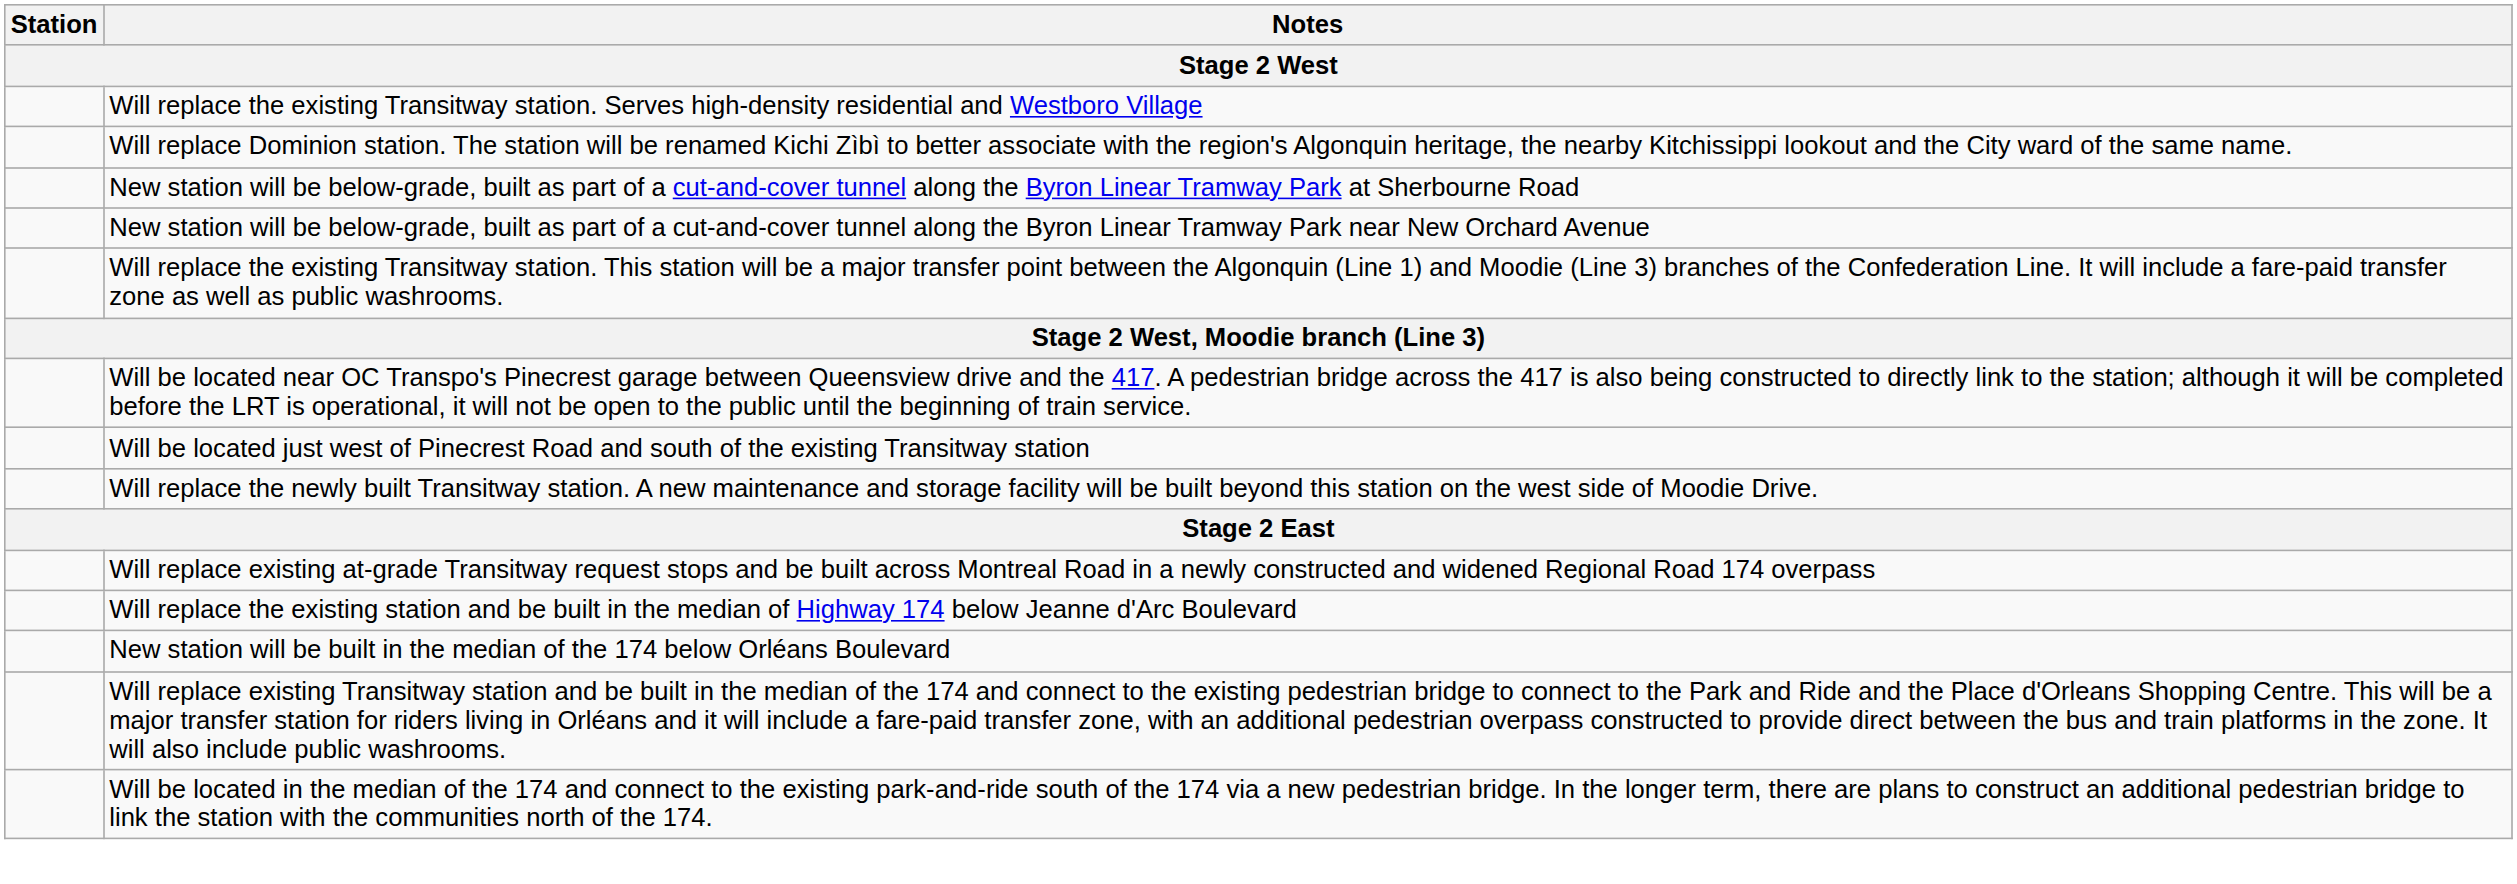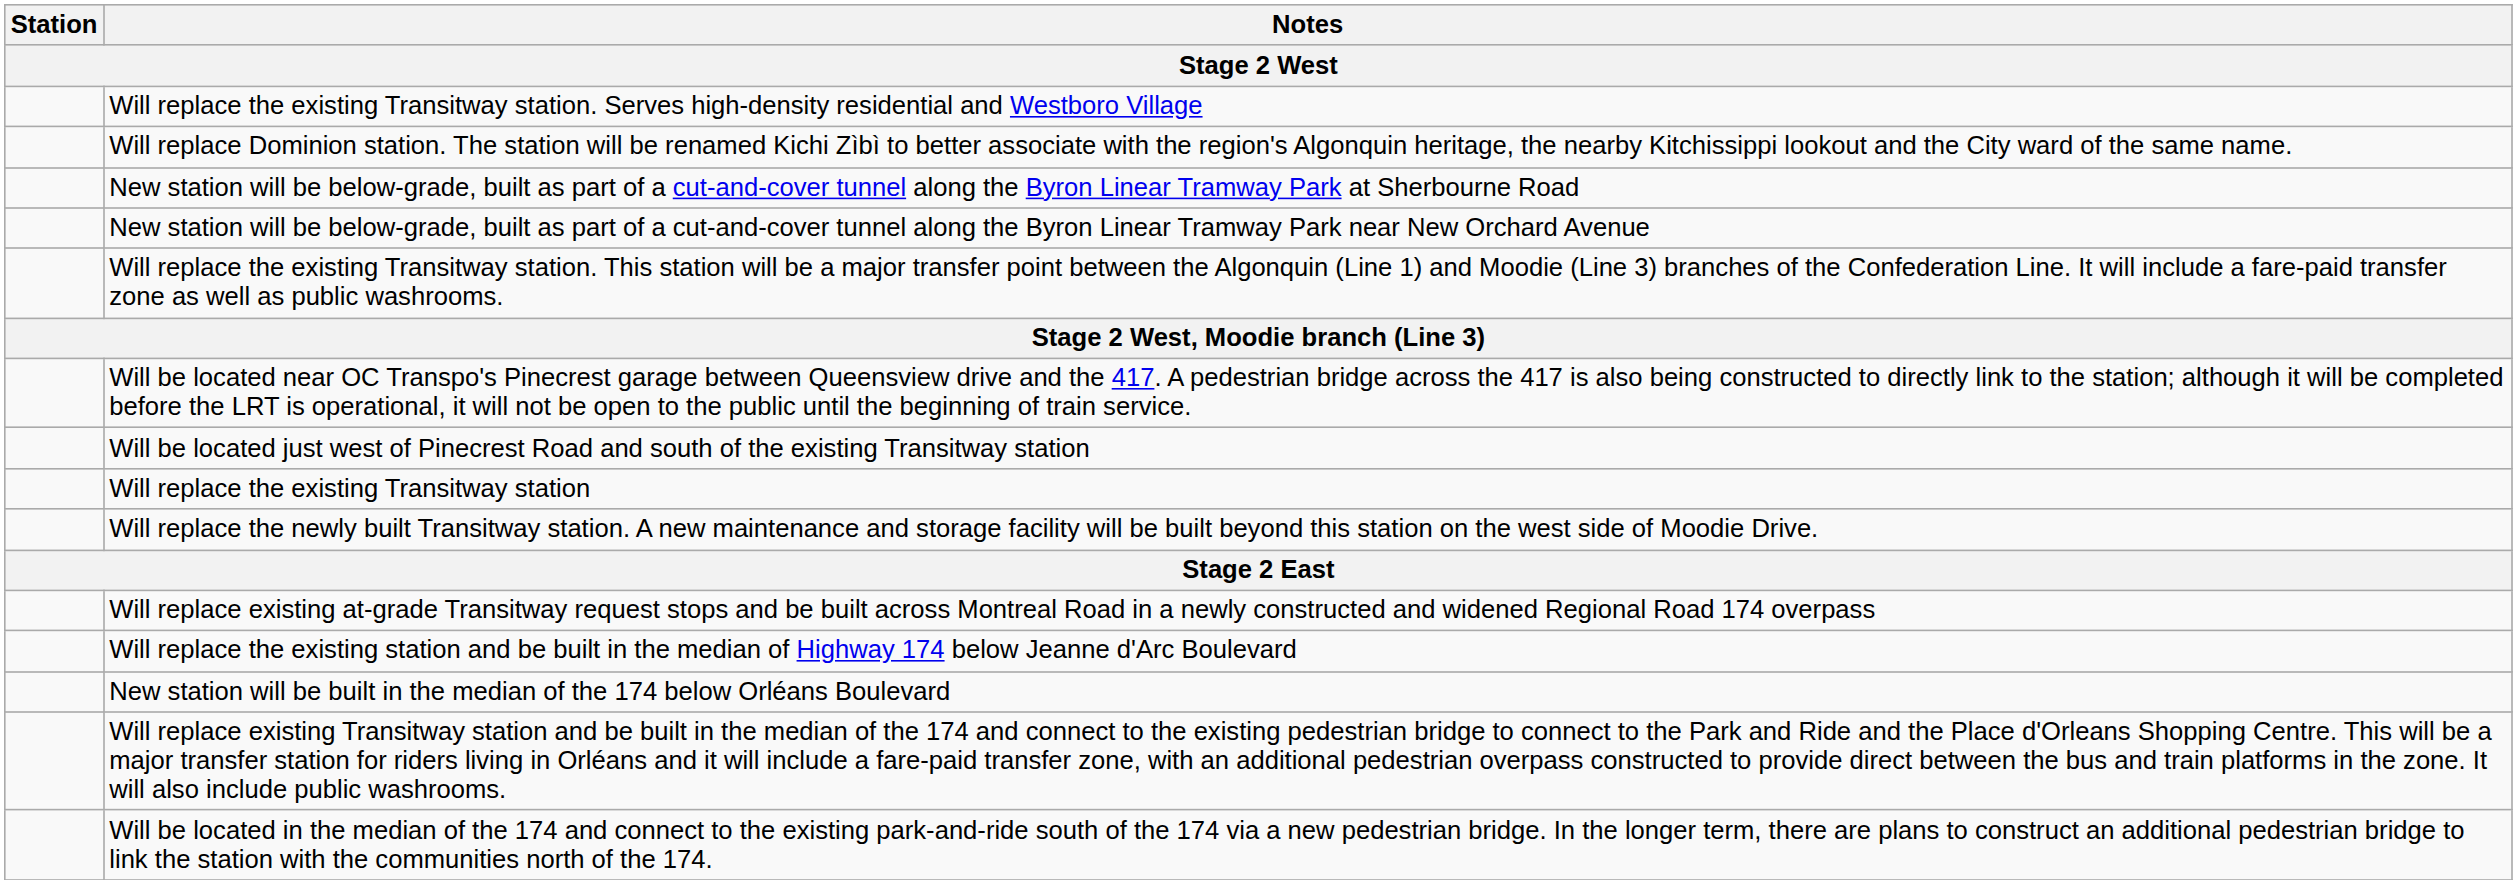+ row: (350, 488)
